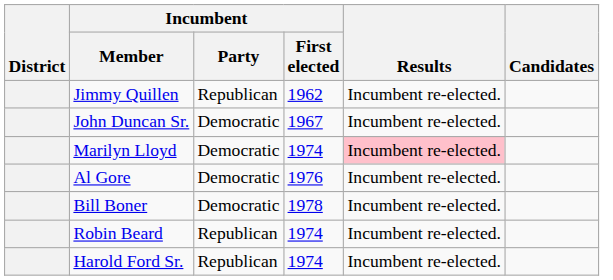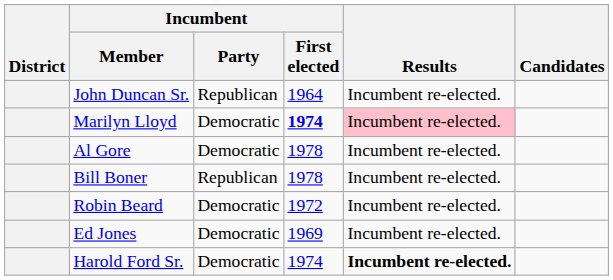- row: (126, 94)
(238, 121) Democratic -> (237, 94) Republican
(305, 121) 1967 -> (305, 94) 1964
(305, 149) normal -> (305, 121) bold
(305, 177) 1976 -> (305, 149) 1978
(238, 205) Democratic -> (237, 177) Republican
(237, 233) Republican -> (238, 205) Democratic
(305, 233) 1974 -> (305, 205) 1972
+ row: (105, 233)
(237, 261) Republican -> (238, 261) Democratic
(424, 261) normal -> (429, 261) bold
